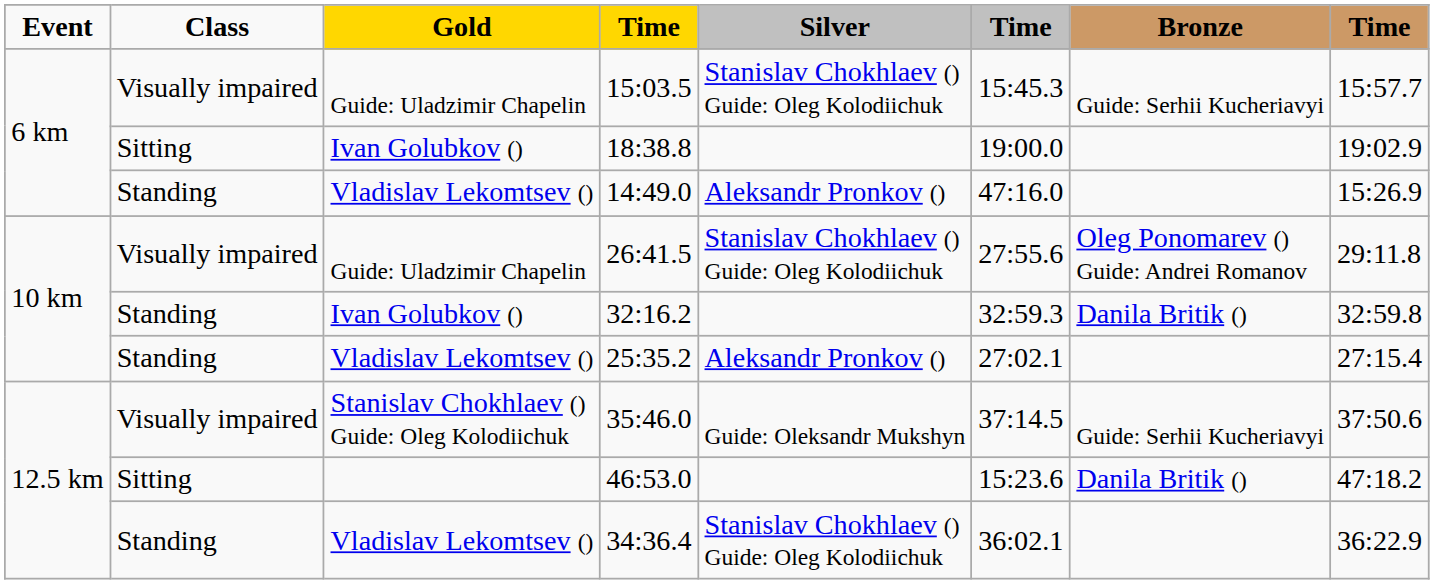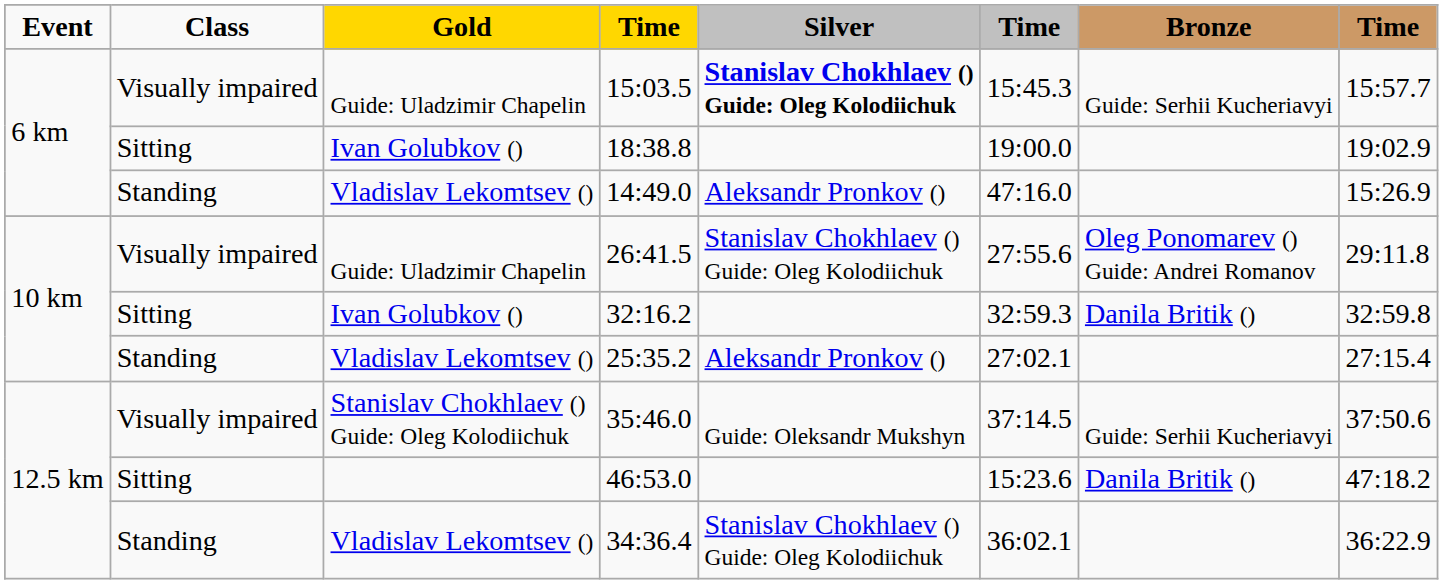(832, 87) normal -> (839, 87) bold
(167, 313) Standing -> (154, 313) Sitting
